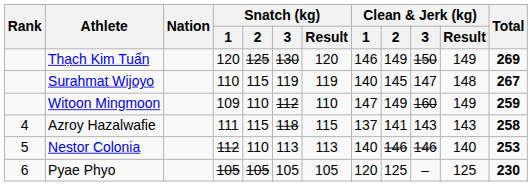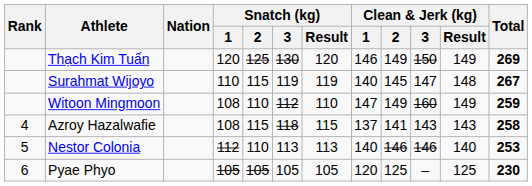(228, 103) 109 -> (228, 103) 108
(228, 125) 111 -> (228, 125) 108
